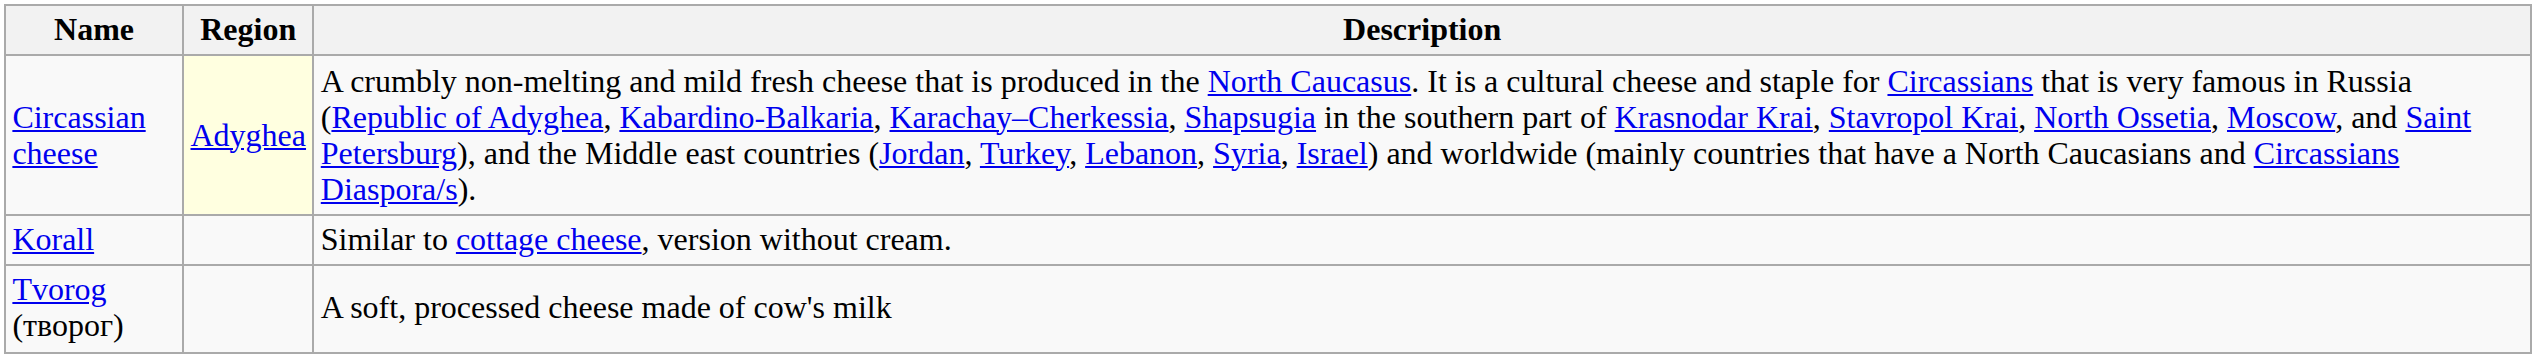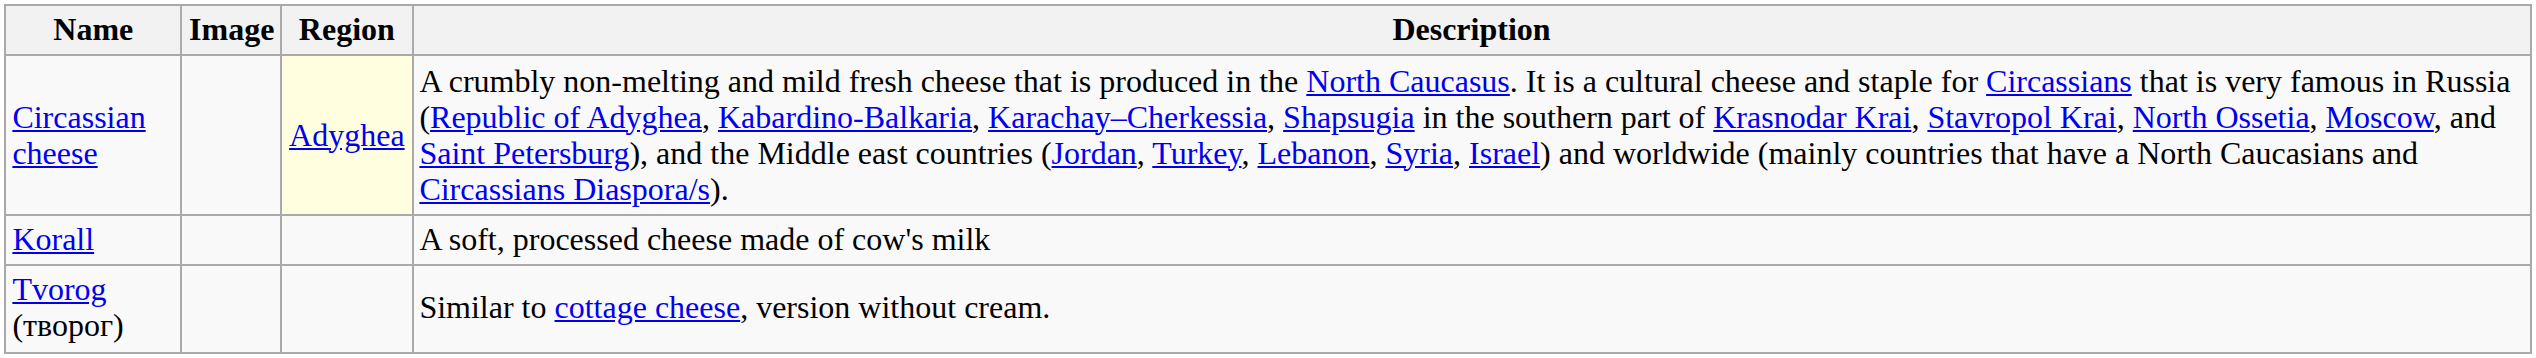+ column: (232, 29)
(636, 239) Similar to cottage cheese, version without cream. -> (705, 239) A soft, processed cheese made of cow's milk
(606, 308) A soft, processed cheese made of cow's milk -> (735, 308) Similar to cottage cheese, version without cream.
